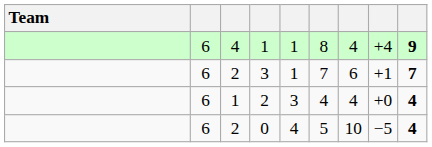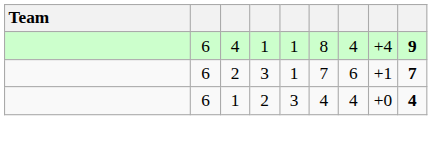- row: (265, 127)
